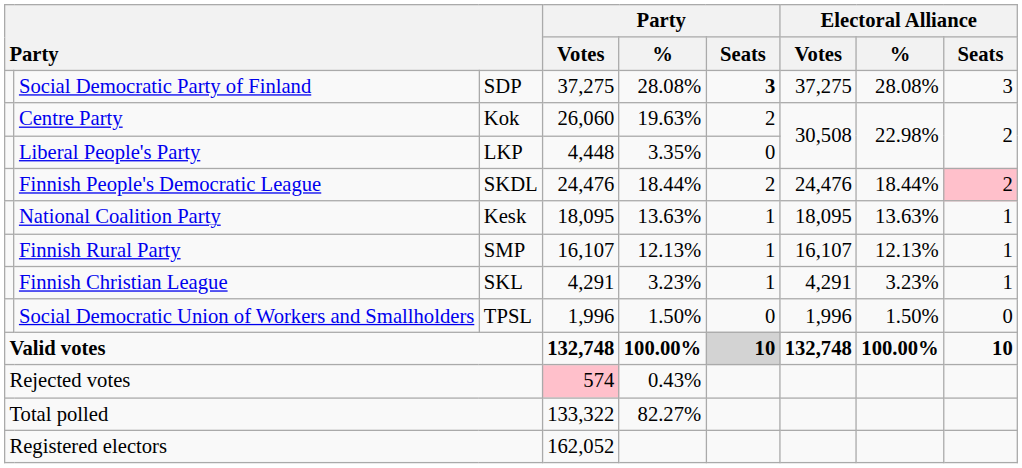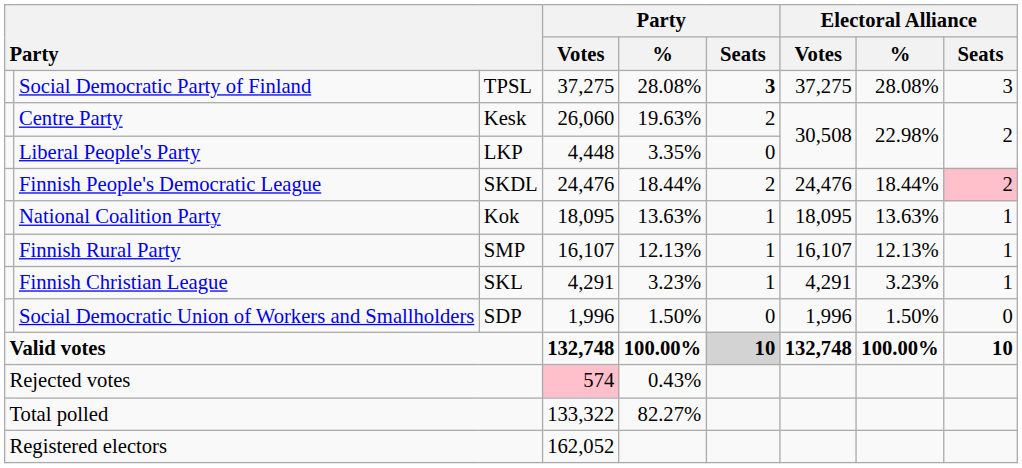(503, 86) SDP -> (508, 86) TPSL
(502, 119) Kok -> (505, 119) Kesk
(505, 217) Kesk -> (502, 217) Kok
(508, 315) TPSL -> (503, 315) SDP
